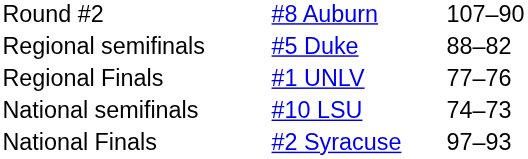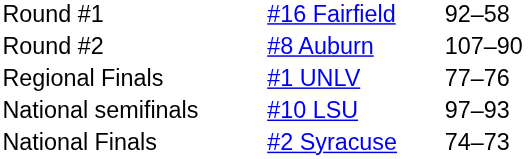+ row: (53, 14)
- row: (104, 46)
(479, 110) 74–73 -> (477, 110) 97–93
(479, 142) 97–93 -> (477, 142) 74–73
